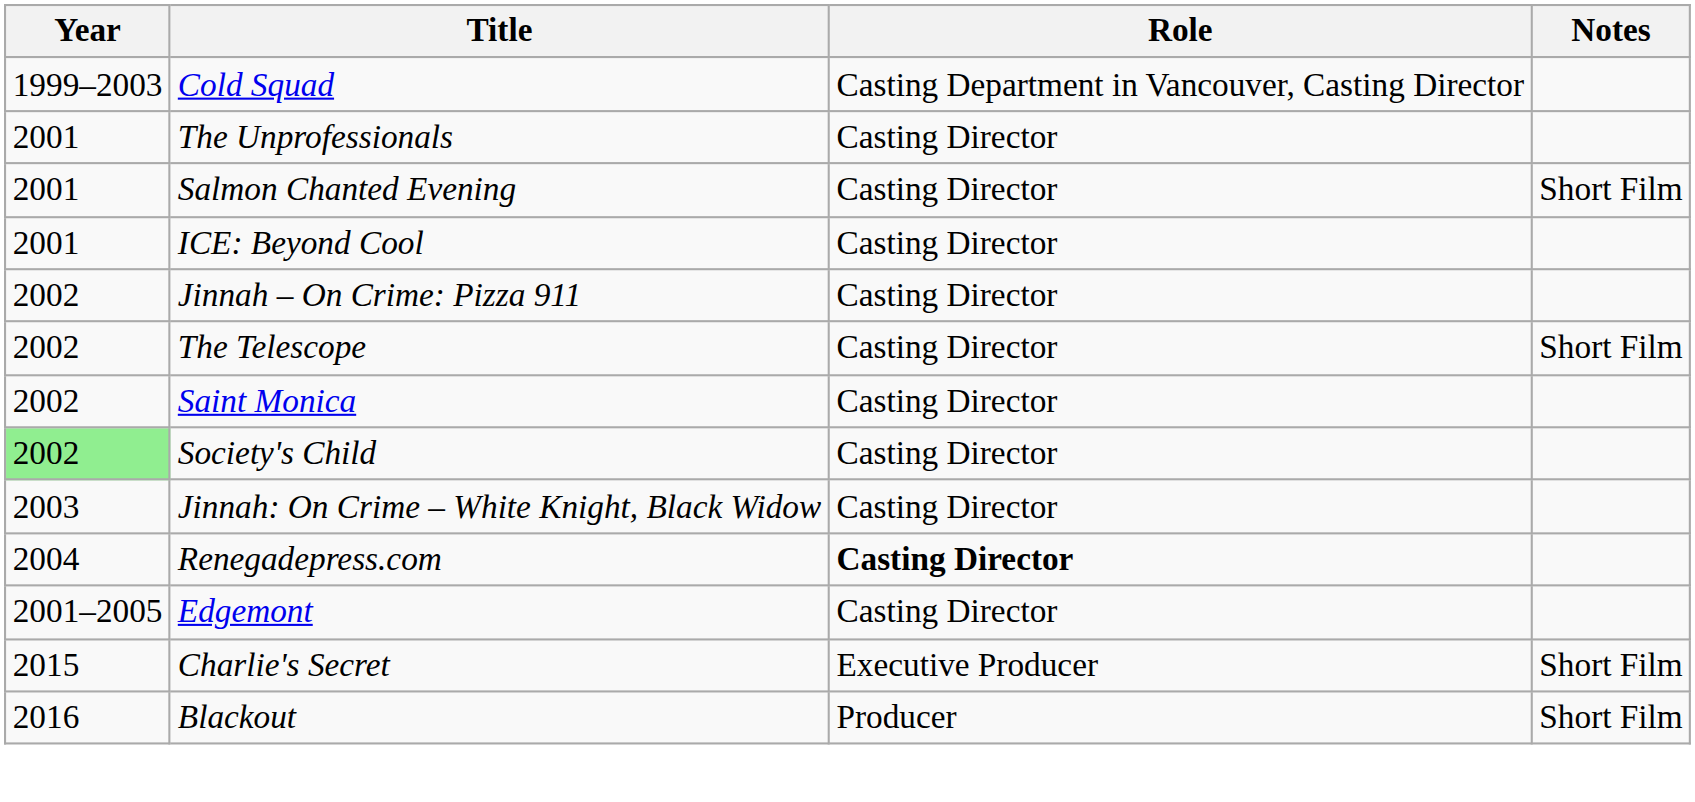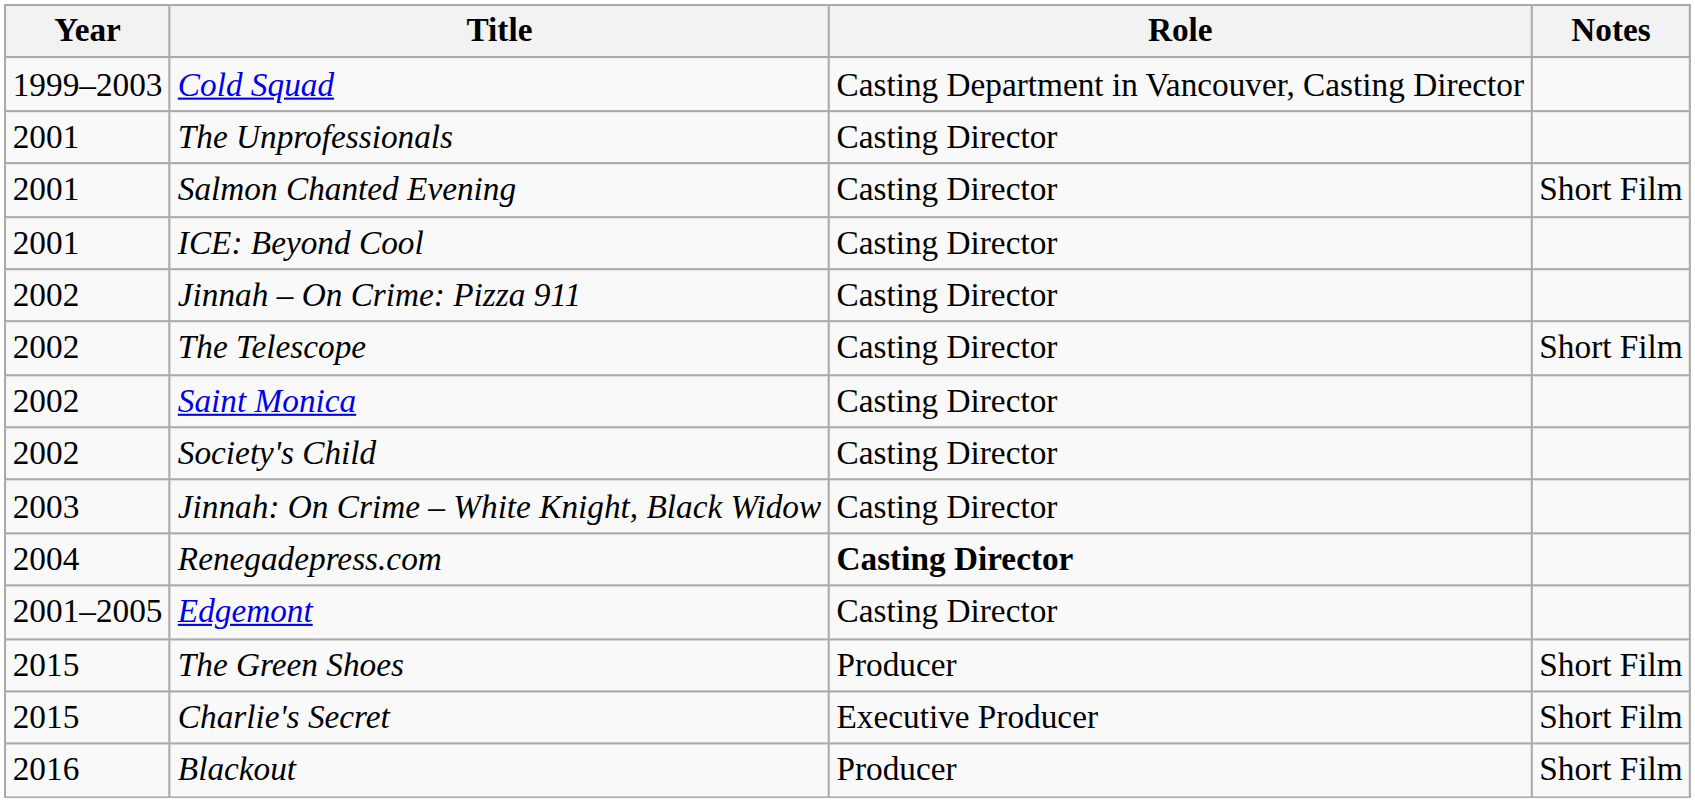(46, 453) lightgreen background -> (46, 453) no background
+ row: (291, 664)
